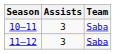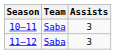columns swapped: (97, 12) <-> (63, 12)
